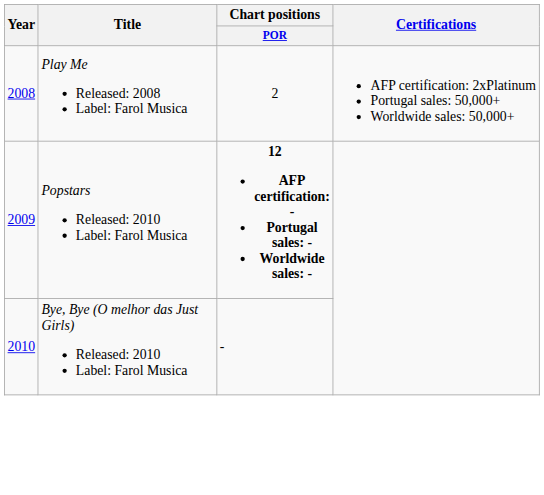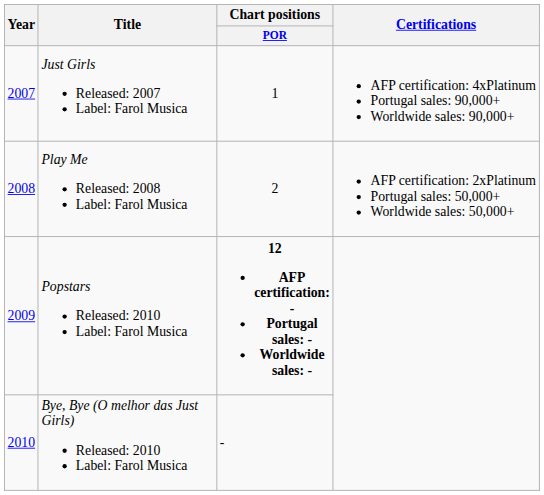+ row: (127, 86)
